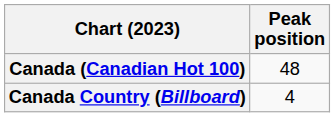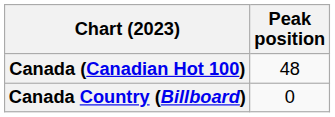(290, 97) 4 -> (290, 97) 0
